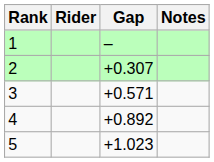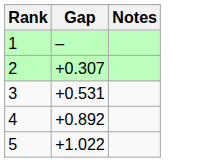- column: (76, 17)
(129, 94) +0.571 -> (80, 94) +0.531
(129, 145) +1.023 -> (80, 145) +1.022
